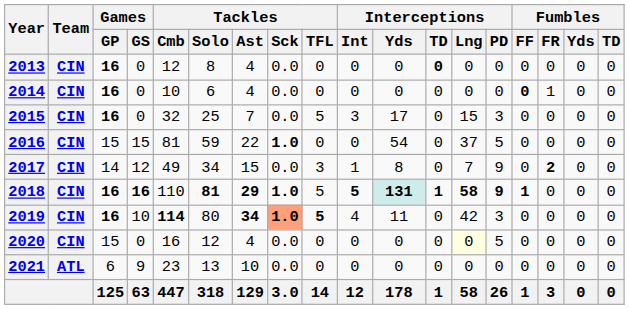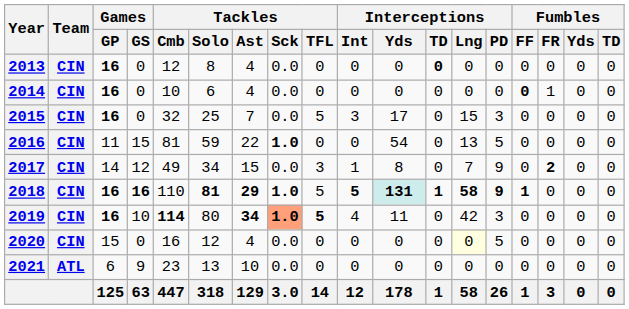(110, 142) 15 -> (110, 142) 11
(469, 142) 37 -> (469, 142) 13
